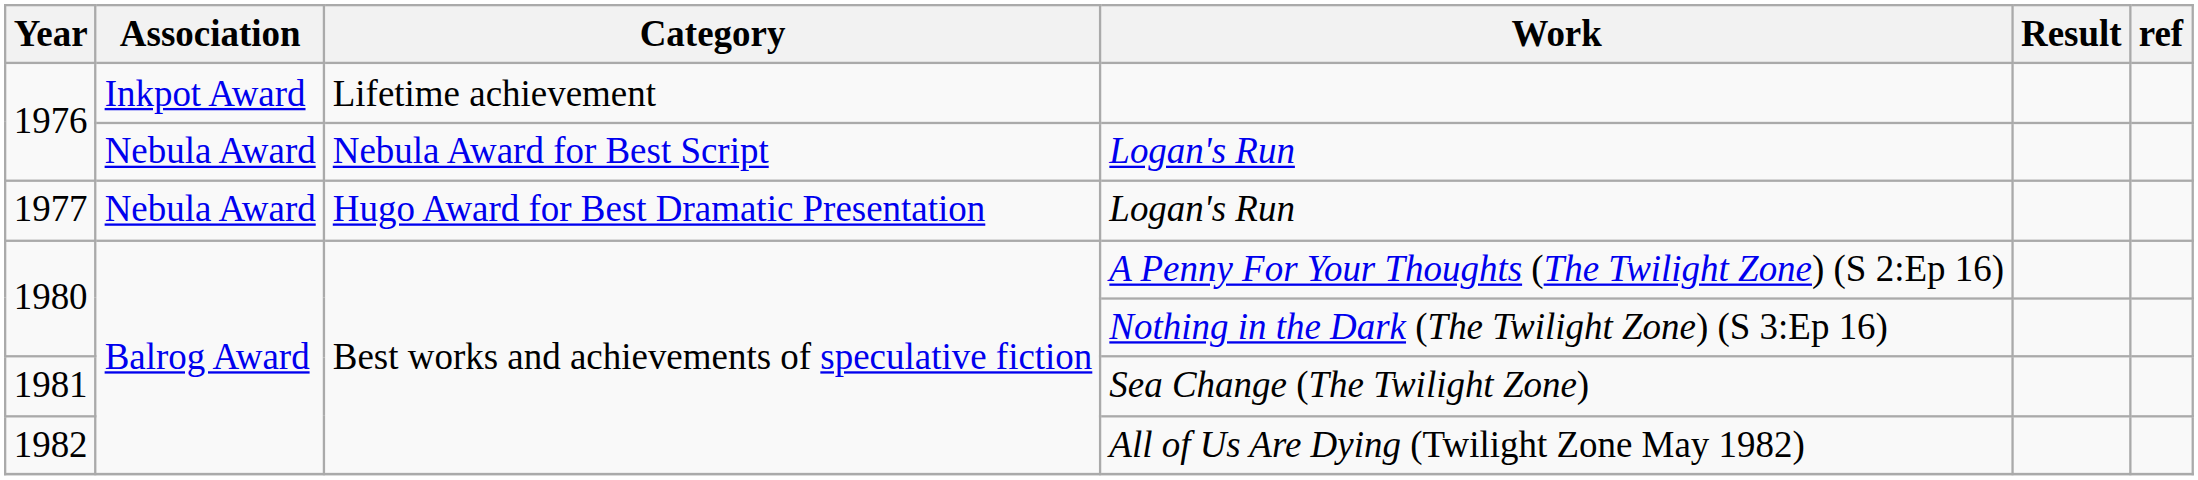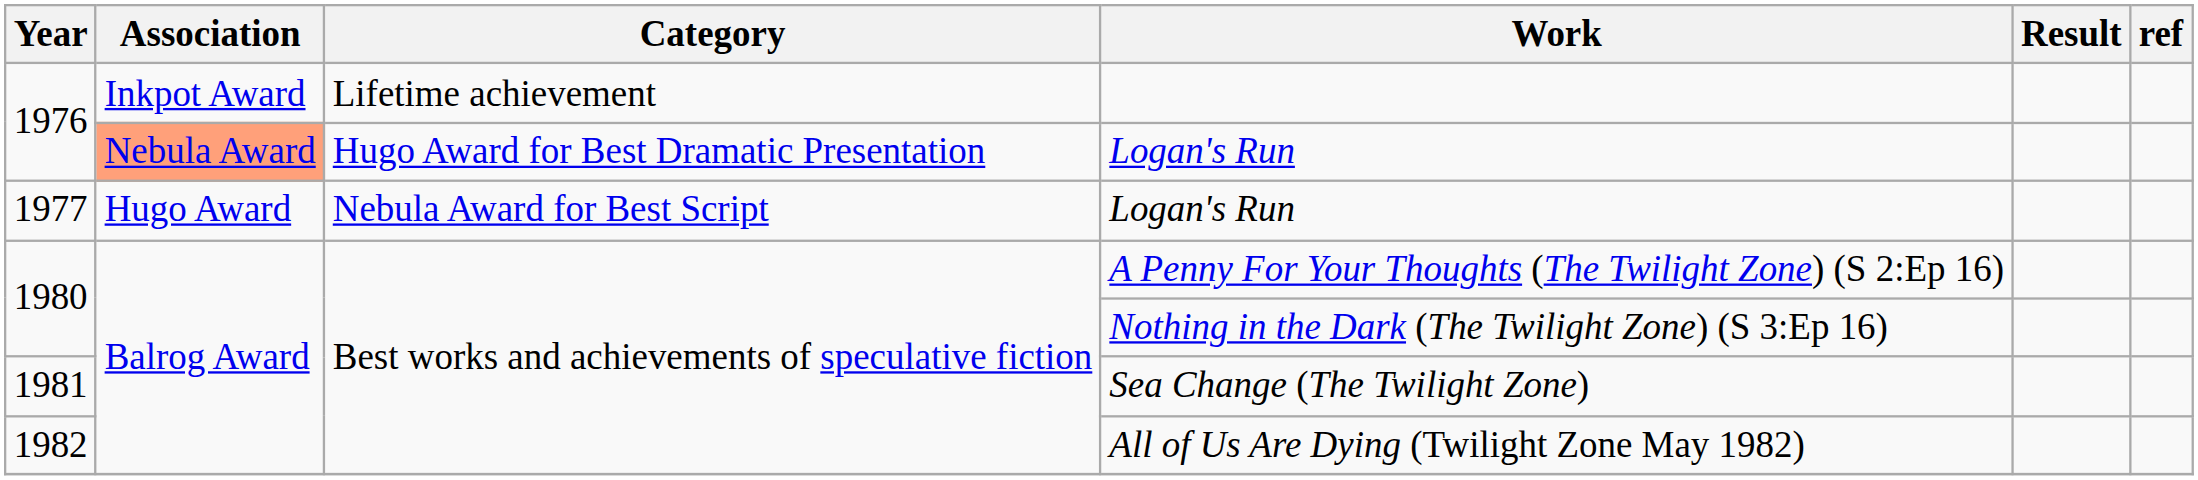(210, 151) no background -> (210, 151) lightsalmon background
(551, 151) Nebula Award for Best Script -> (659, 151) Hugo Award for Best Dramatic Presentation
(210, 209) Nebula Award -> (198, 209) Hugo Award
(659, 209) Hugo Award for Best Dramatic Presentation -> (551, 209) Nebula Award for Best Script
